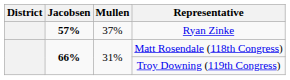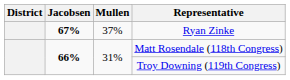(69, 30) 57% -> (69, 30) 67%
